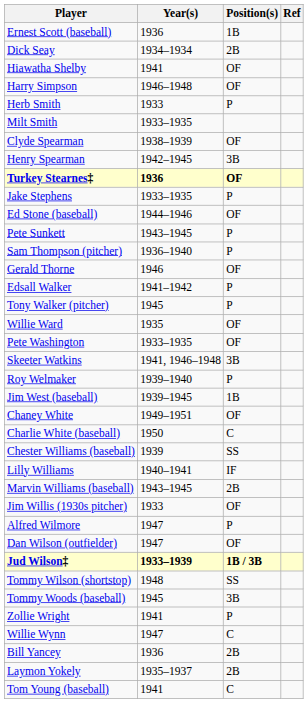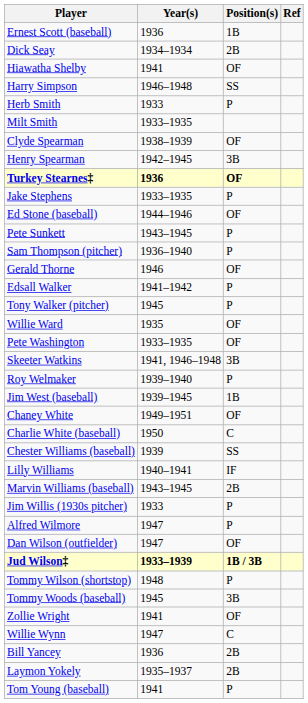(234, 86) OF -> (233, 86) SS
(234, 506) OF -> (229, 506) P
(233, 580) SS -> (229, 580) P
(229, 616) P -> (234, 616) OF
(230, 689) C -> (229, 689) P
